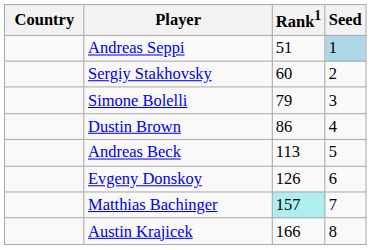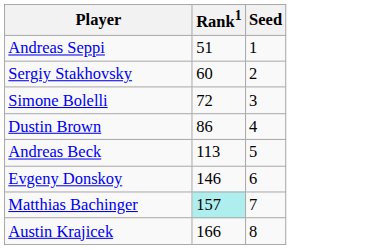- column: (44, 19)
(333, 48) lightblue background -> (253, 48) no background
(284, 100) 79 -> (204, 100) 72
(288, 178) 126 -> (209, 178) 146
